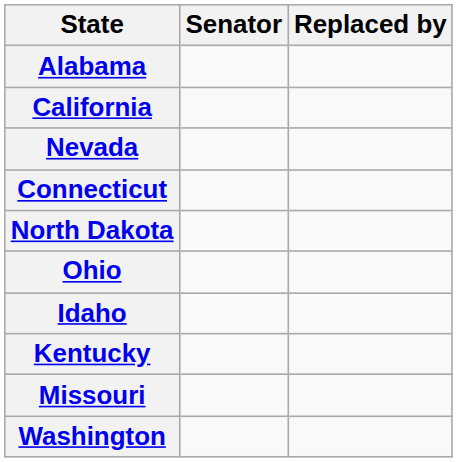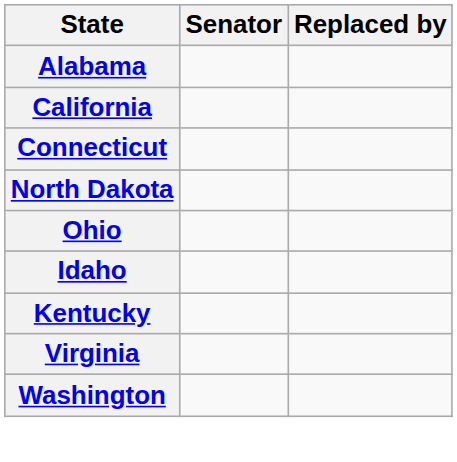- row: (92, 148)
+ row: (92, 353)
- row: (92, 395)
